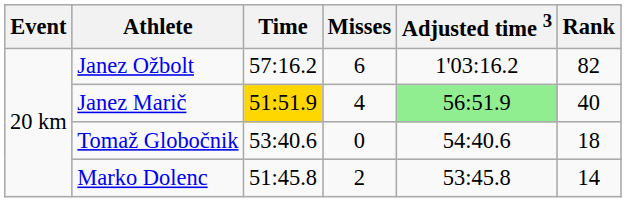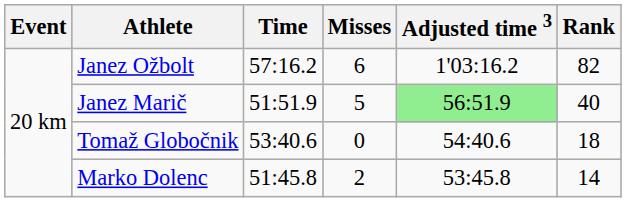(283, 103) gold background -> (283, 103) no background
(359, 103) 4 -> (359, 103) 5
